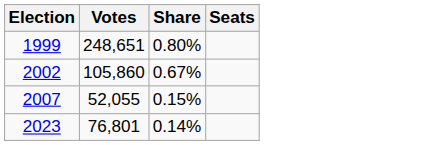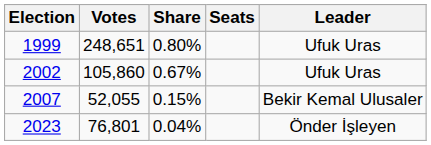+ column: (343, 18)
(177, 126) 0.14% -> (177, 126) 0.04%
